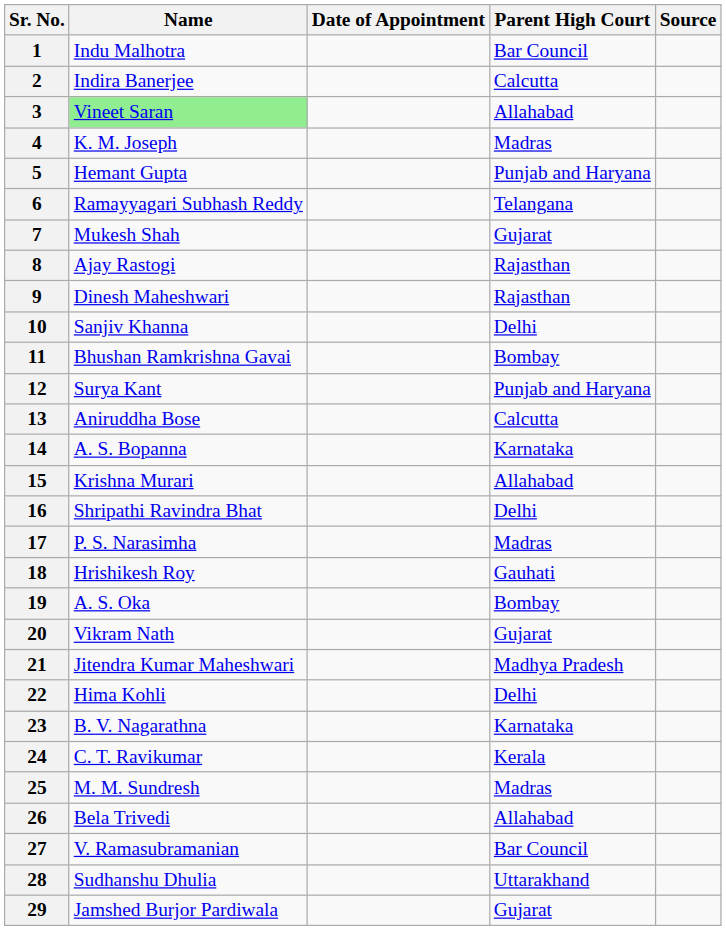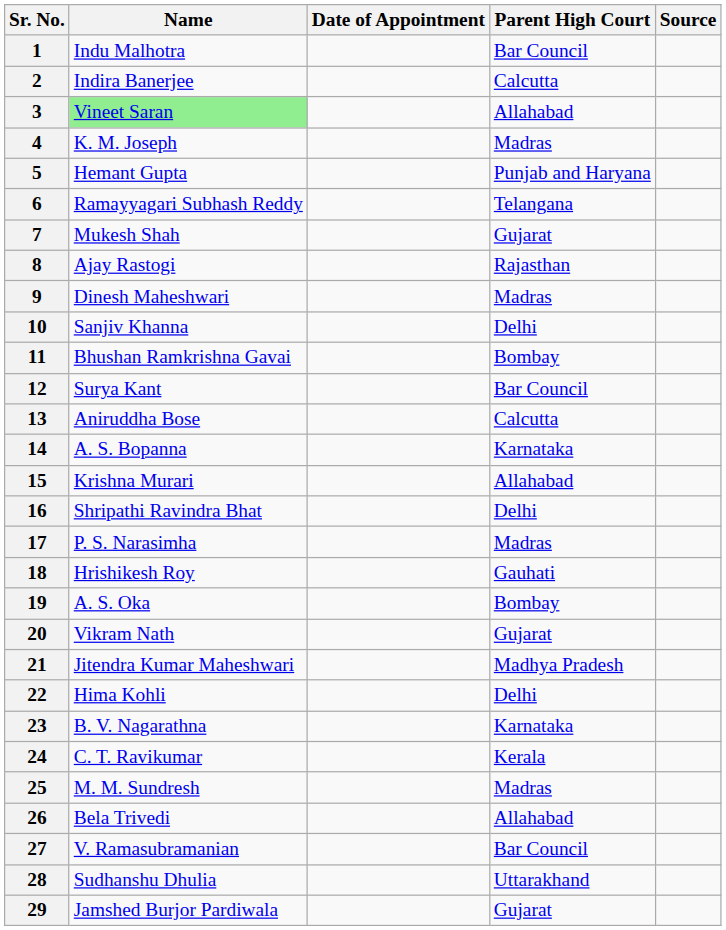(532, 296) Rajasthan -> (523, 296) Madras
(572, 388) Punjab and Haryana -> (541, 388) Bar Council
